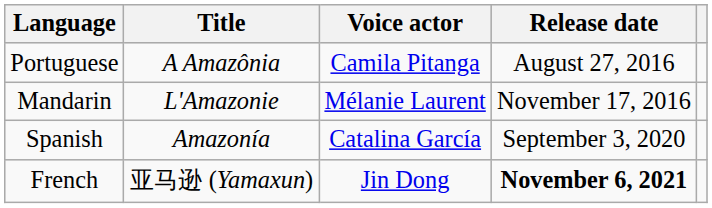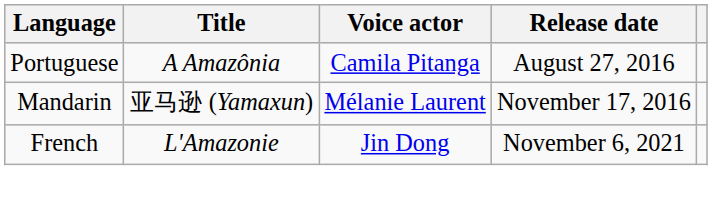(221, 100) L'Amazonie -> (221, 102) 亚马逊 (Yamaxun)
- row: (64, 139)
(221, 179) 亚马逊 (Yamaxun) -> (221, 144) L'Amazonie
(594, 180) bold -> (594, 144) normal
